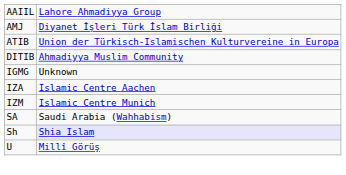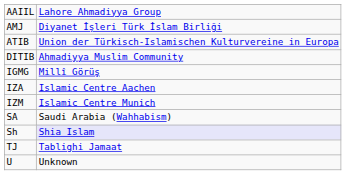(58, 72) Unknown -> (69, 72) Millî Görüş
+ row: (12, 147)
(69, 147) Millî Görüş -> (58, 162) Unknown
